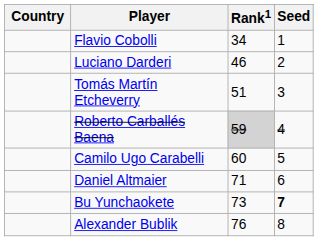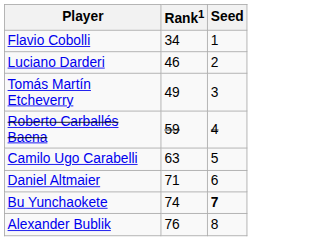- column: (38, 17)
(239, 92) 51 -> (172, 92) 49
(239, 129) lightgrey background -> (172, 129) no background
(239, 159) 60 -> (172, 159) 63
(239, 202) 73 -> (172, 202) 74
